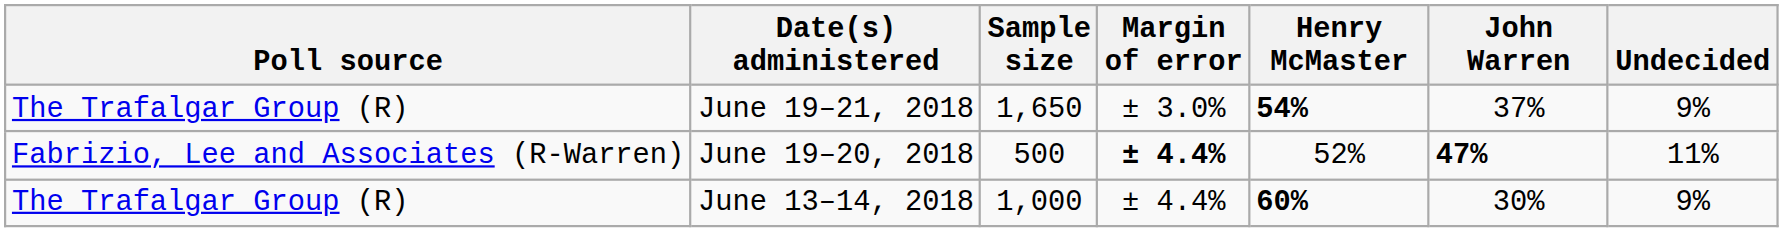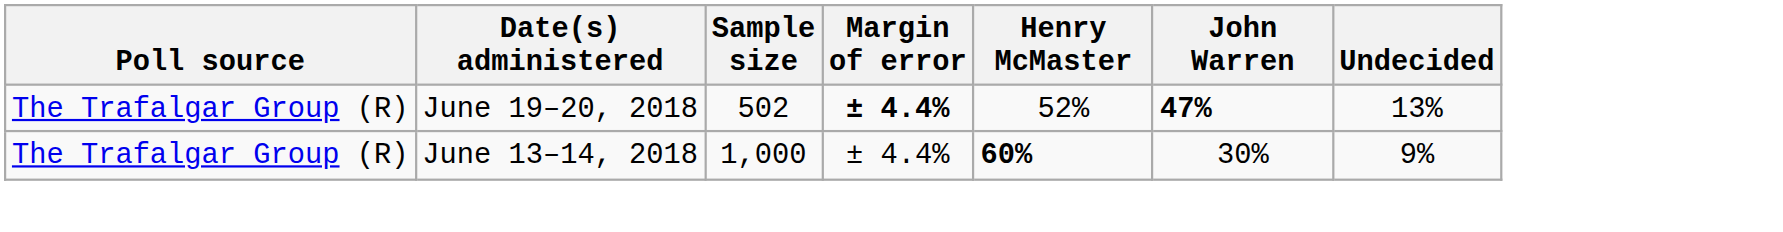- row: (836, 108)
(348, 155) Fabrizio, Lee and Associates (R-Warren) -> (210, 108) The Trafalgar Group (R)
(1039, 155) 500 -> (763, 108) 502
(1693, 155) 11% -> (1417, 108) 13%
